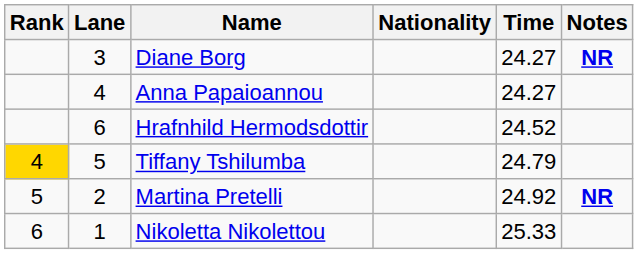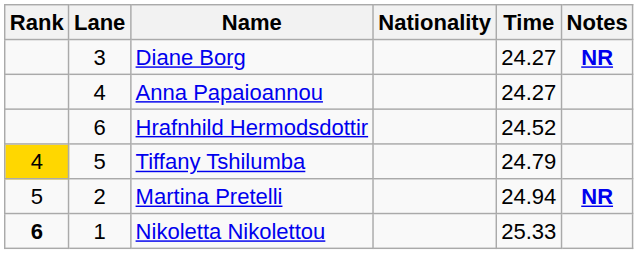(529, 197) 24.92 -> (529, 197) 24.94
(37, 232) normal -> (37, 232) bold
